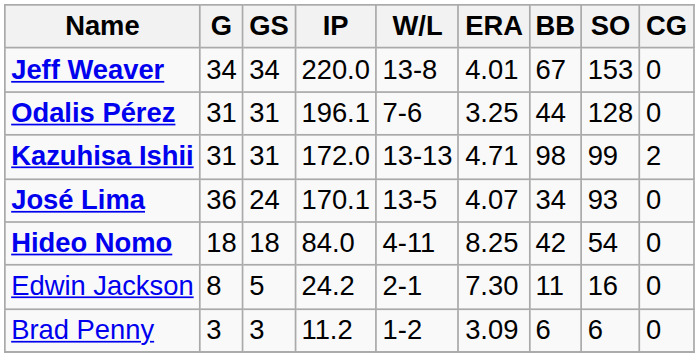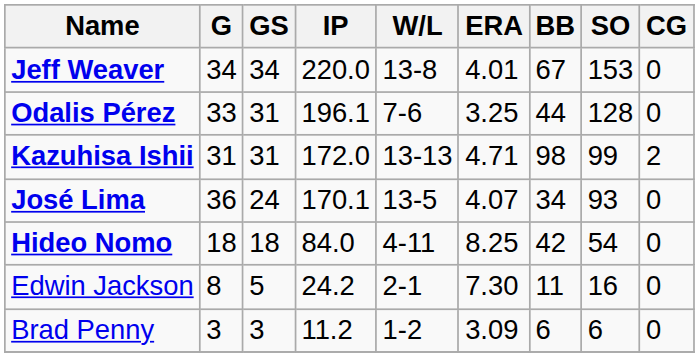(221, 112) 31 -> (221, 112) 33
